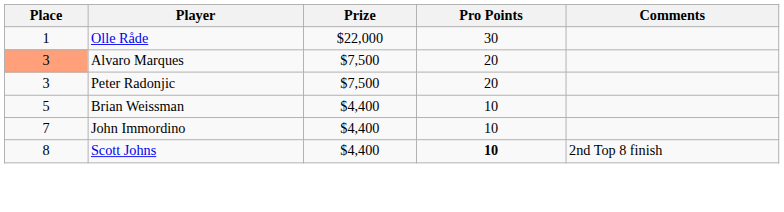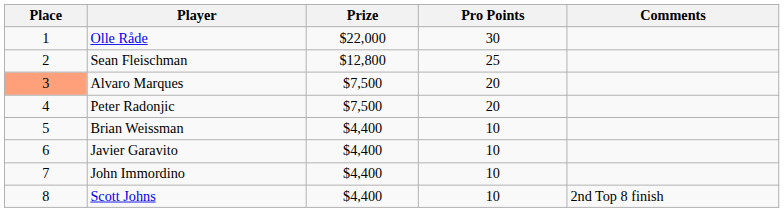+ row: (139, 60)
(46, 83) 3 -> (46, 106) 4
+ row: (134, 151)
(491, 151) bold -> (493, 196) normal
